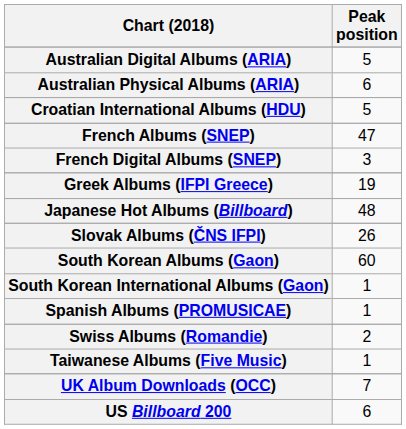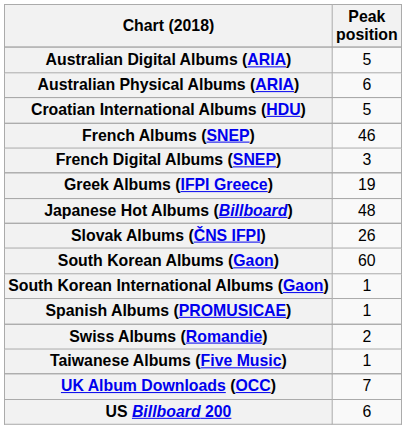(367, 135) 47 -> (367, 135) 46
